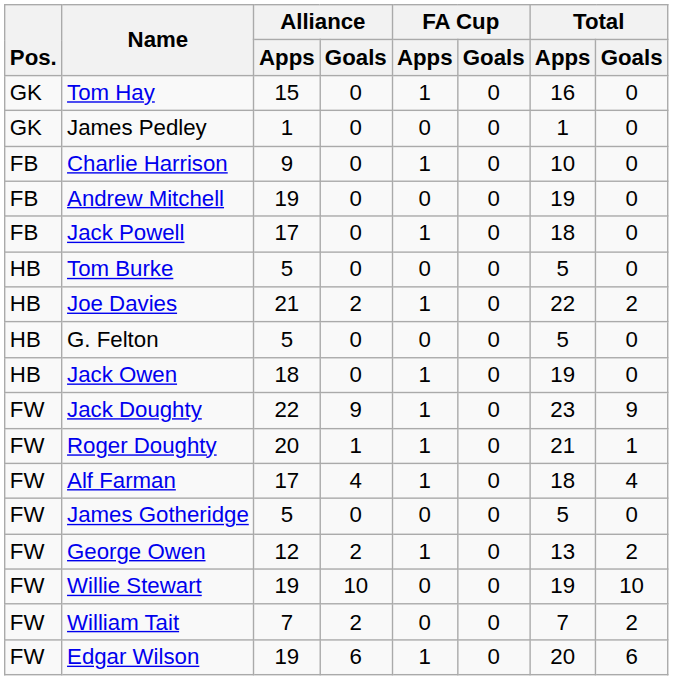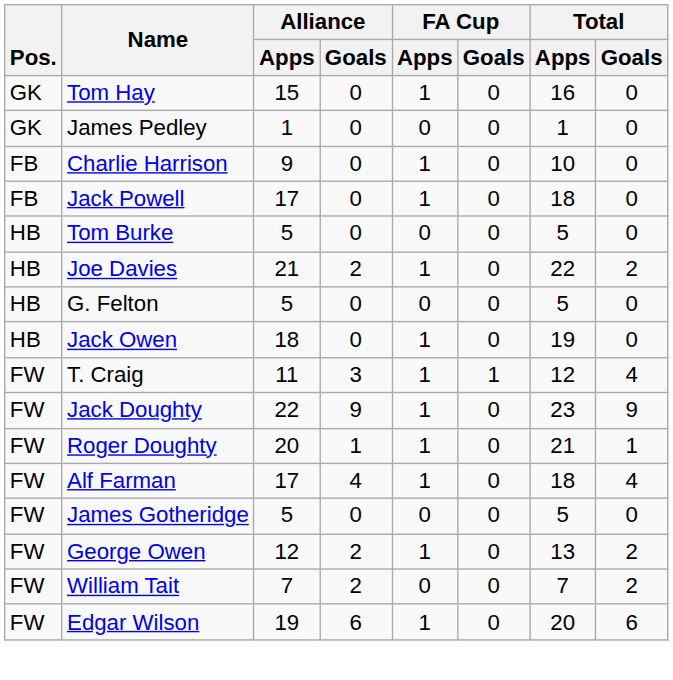- row: (146, 198)
+ row: (105, 374)
- row: (134, 586)
